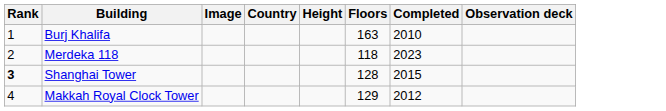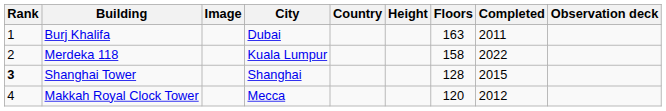+ column: (287, 14)
(407, 34) 2010 -> (493, 34) 2011
(368, 55) 118 -> (453, 55) 158
(407, 55) 2023 -> (493, 55) 2022
(368, 95) 129 -> (453, 95) 120
